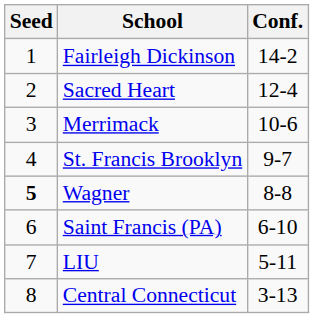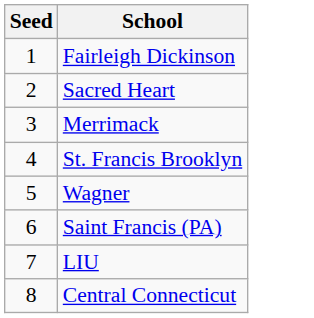- column: (278, 21)
(31, 192) bold -> (31, 192) normal
